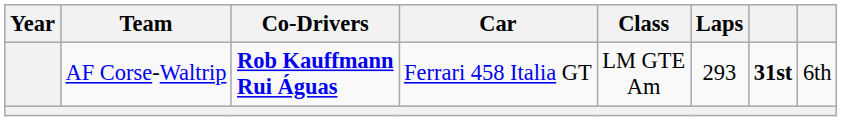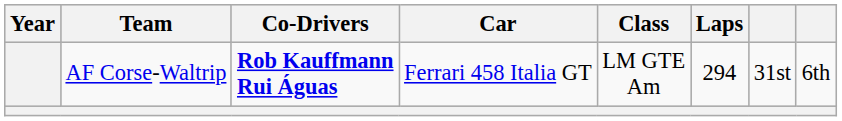(719, 73) 293 -> (719, 73) 294
(773, 73) bold -> (772, 73) normal
